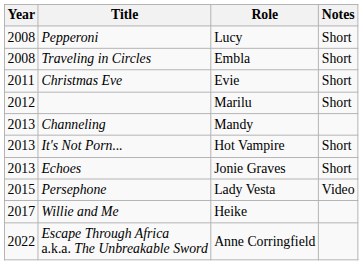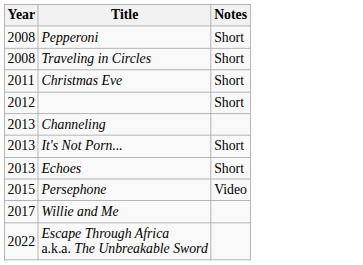- column: (265, 15)
